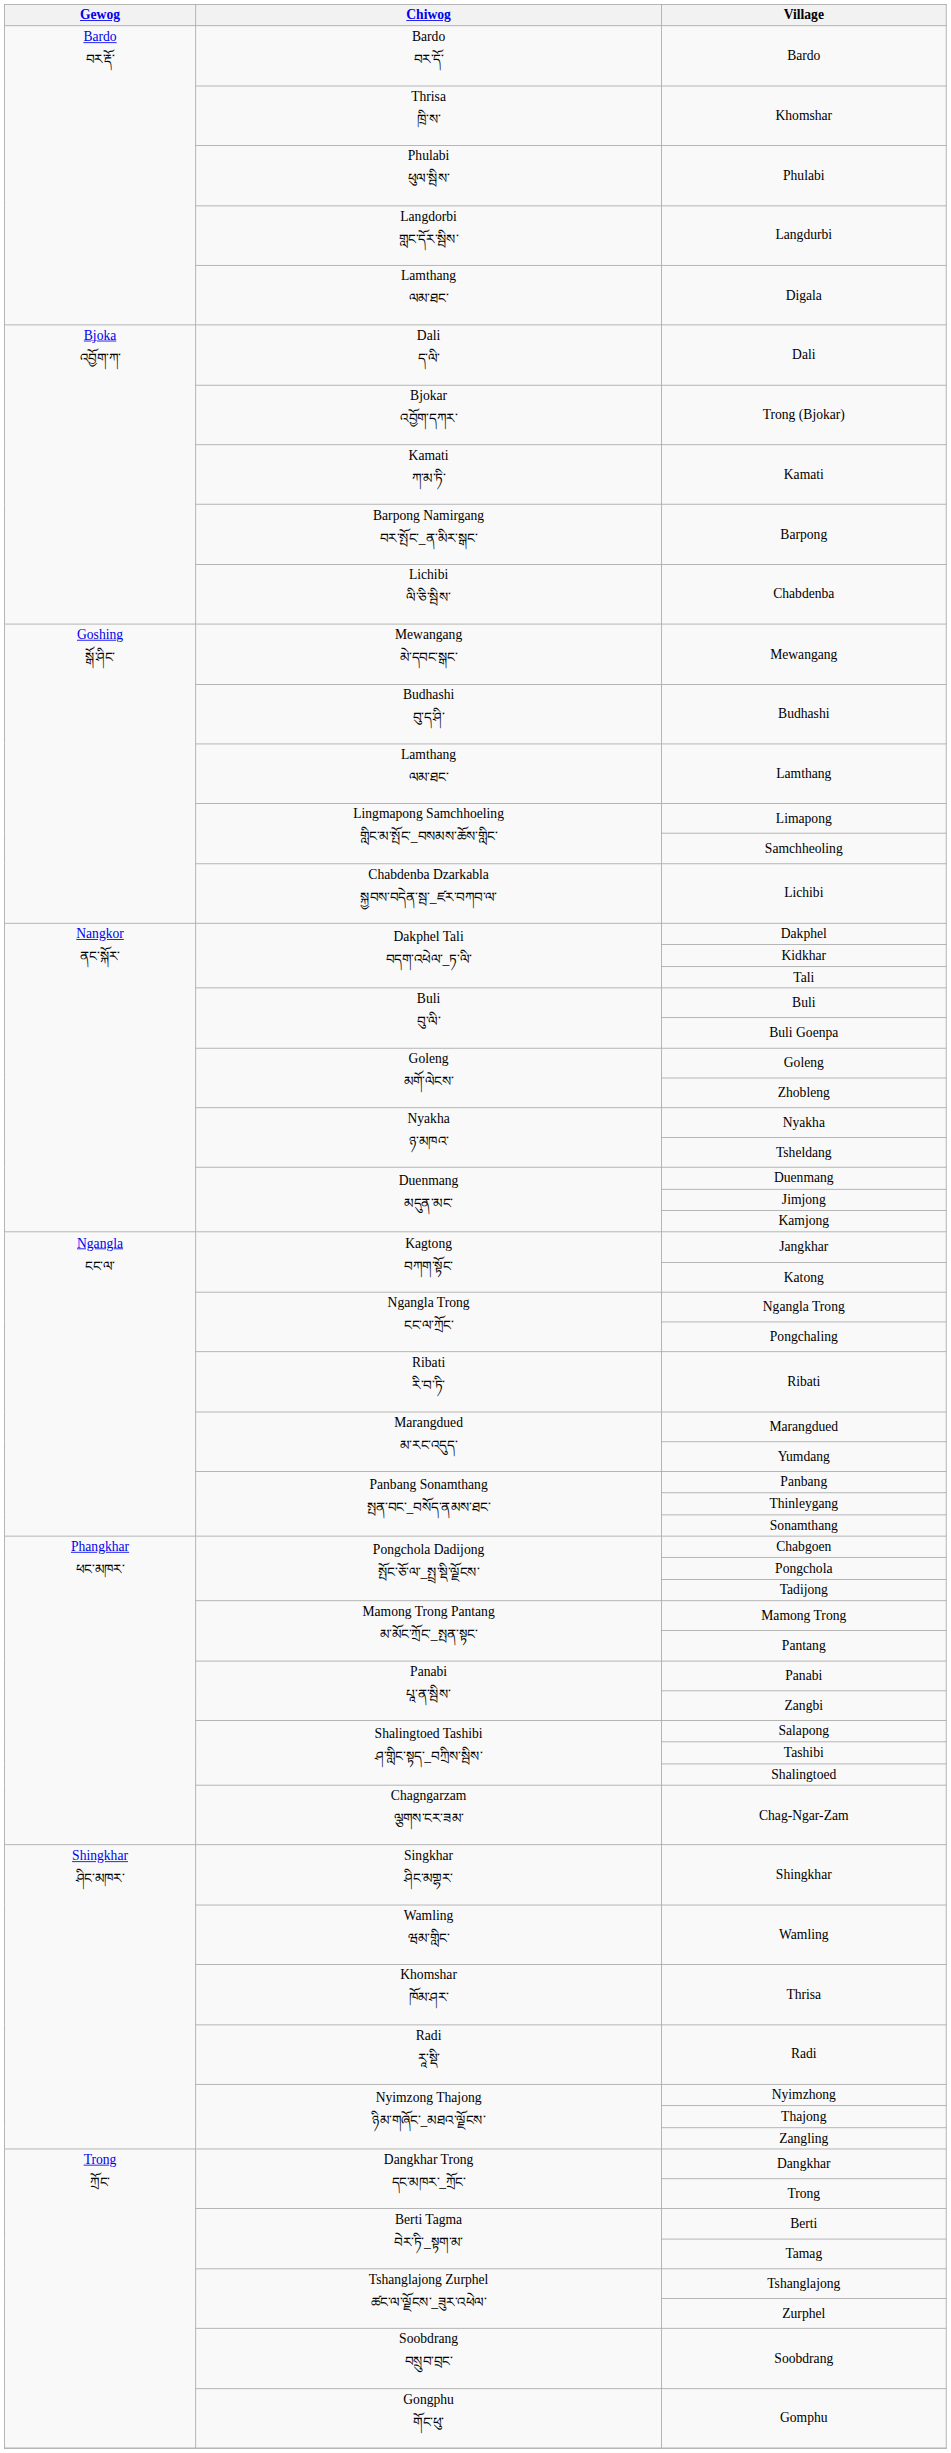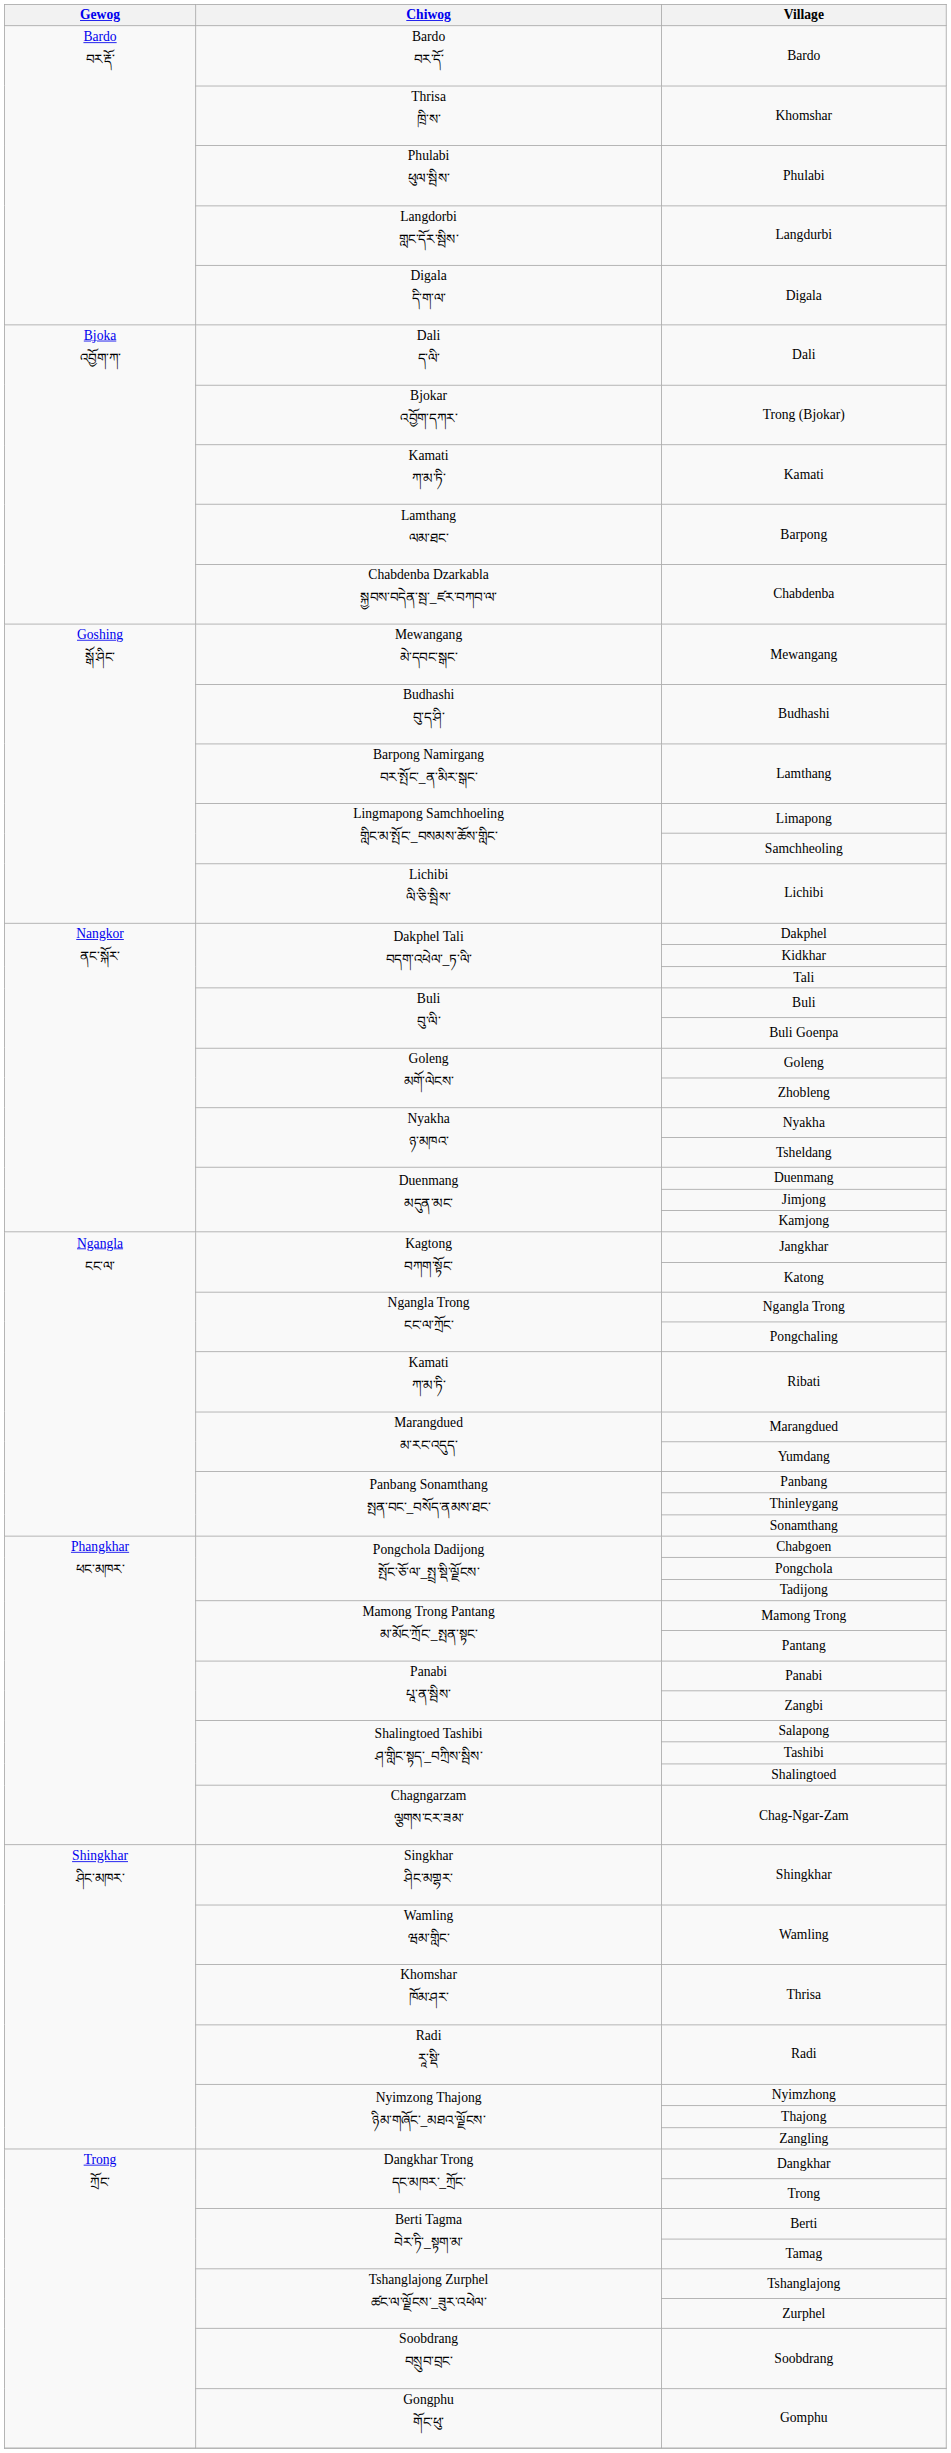(429, 287) Lamthang ལམ་ཐང་ -> (429, 287) Digala དི་ག་ལ་
(429, 526) Barpong Namirgang བར་སྤོང་_ན་མིར་སྒང་ -> (429, 526) Lamthang ལམ་ཐང་
(429, 586) Lichibi ལི་ཅི་སྦིས་ -> (429, 586) Chabdenba Dzarkabla སྐྱབས་བདེན་སྦ་_ཛར་བཀབ་ལ་
(429, 766) Lamthang ལམ་ཐང་ -> (429, 766) Barpong Namirgang བར་སྤོང་_ན་མིར་སྒང་
(429, 885) Chabdenba Dzarkabla སྐྱབས་བདེན་སྦ་_ཛར་བཀབ་ལ་ -> (429, 885) Lichibi ལི་ཅི་སྦིས་
(429, 1374) Ribati རི་བ་ཏི་ -> (429, 1374) Kamati ཀ་མ་ཏི་
